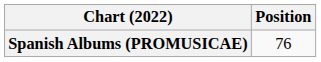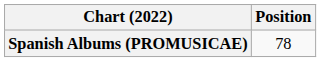(283, 43) 76 -> (283, 43) 78
